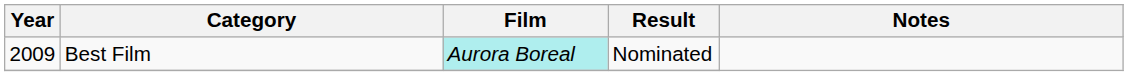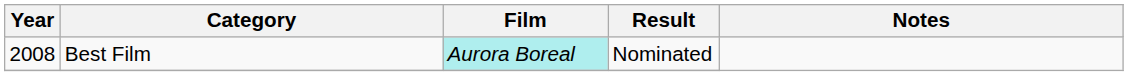(32, 53) 2009 -> (32, 53) 2008
